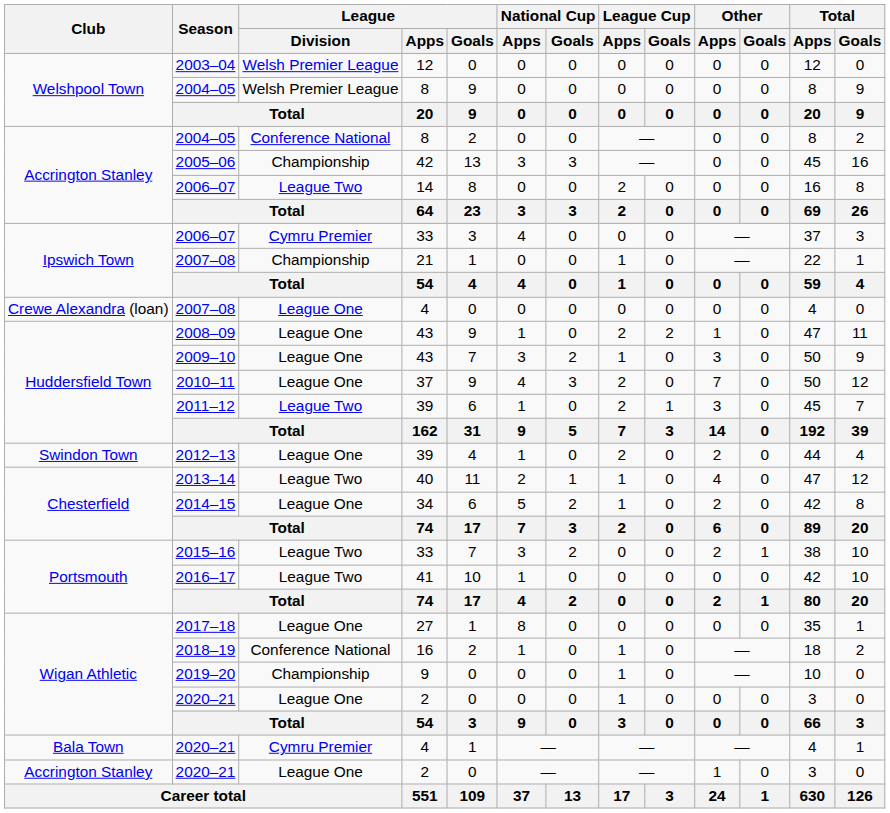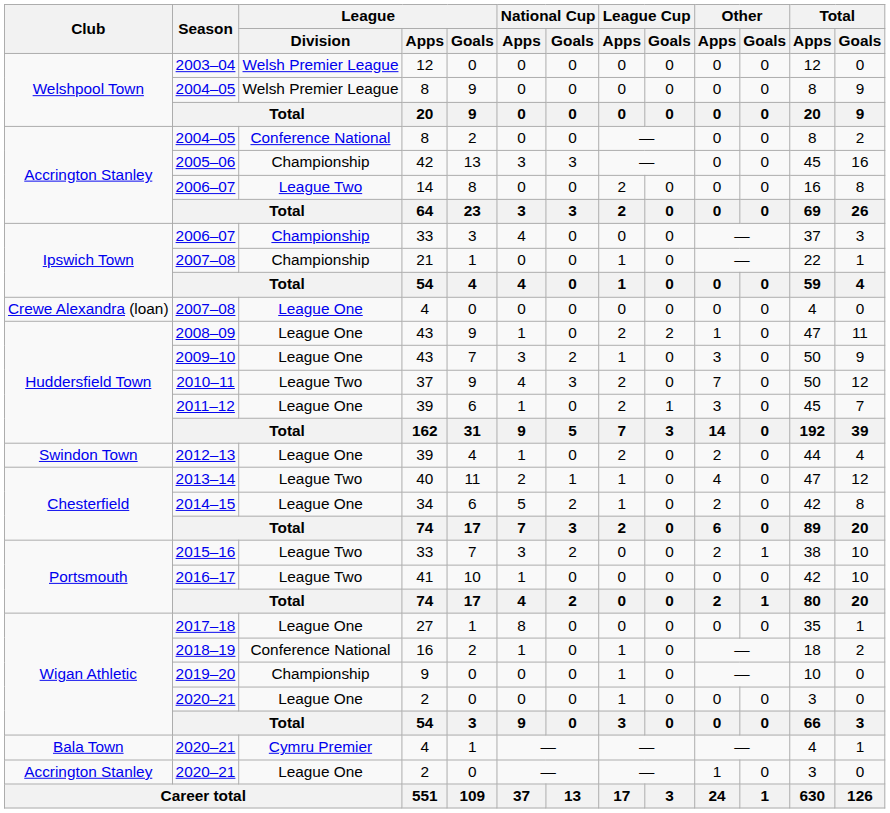(320, 235) Cymru Premier -> (320, 235) Championship
(320, 382) League One -> (320, 382) League Two
(320, 406) League Two -> (320, 406) League One
